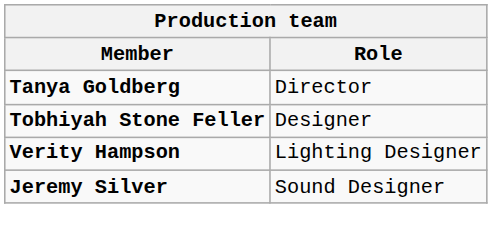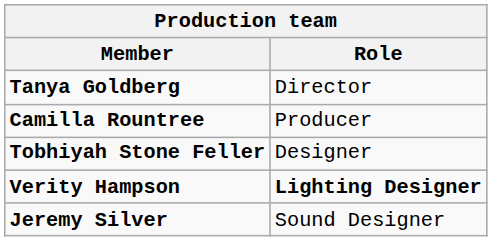+ row: (107, 120)
(378, 154) normal -> (378, 187) bold
